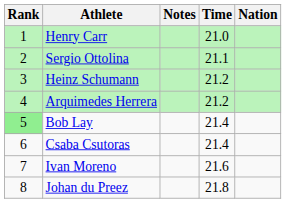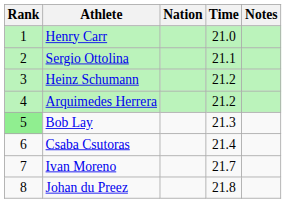columns swapped: (258, 15) <-> (179, 15)
(217, 123) 21.4 -> (224, 123) 21.3
(217, 166) 21.6 -> (224, 166) 21.7
